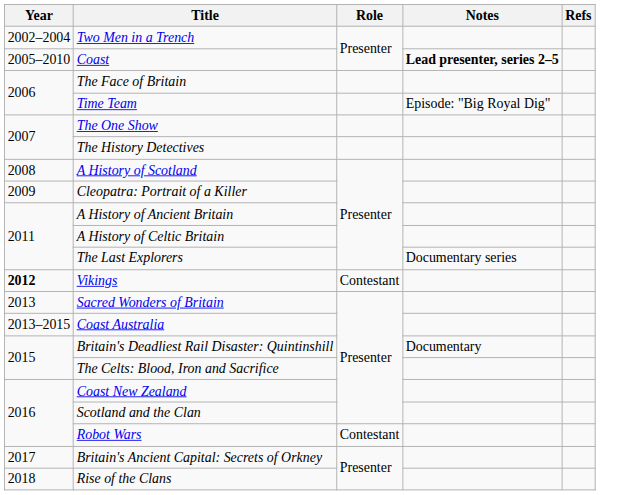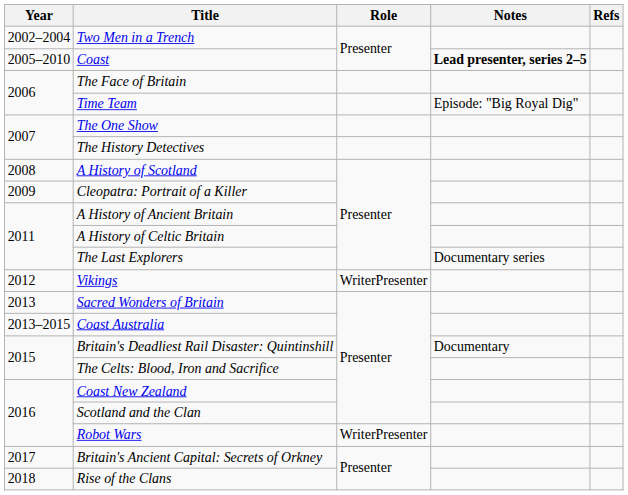(22, 280) bold -> (22, 280) normal
(370, 280) Contestant -> (384, 280) WriterPresenter
(370, 434) Contestant -> (384, 434) WriterPresenter
